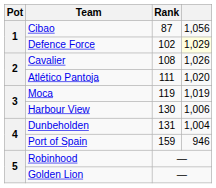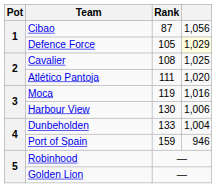(167, 45) 102 -> (167, 45) 105
(197, 61) 1,026 -> (197, 61) 1,025
(197, 93) 1,019 -> (197, 93) 1,016
(167, 126) 131 -> (167, 126) 133
